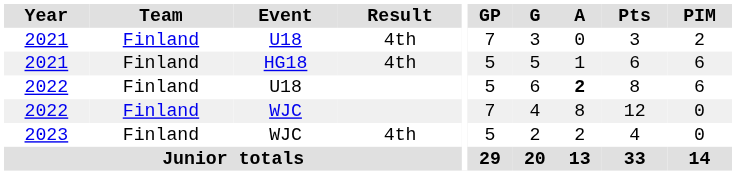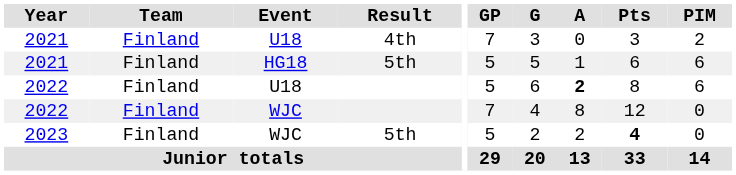(400, 64) 4th -> (400, 64) 5th
(400, 135) 4th -> (400, 135) 5th
(635, 135) normal -> (635, 135) bold
